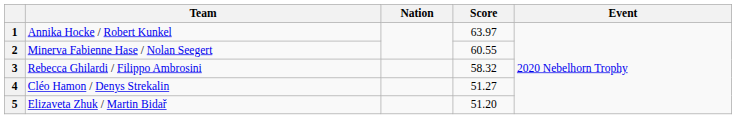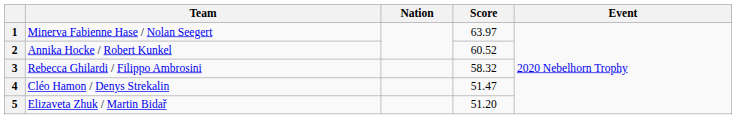(100, 31) Annika Hocke / Robert Kunkel -> (120, 31) Minerva Fabienne Hase / Nolan Seegert
(120, 50) Minerva Fabienne Hase / Nolan Seegert -> (100, 50) Annika Hocke / Robert Kunkel
(484, 50) 60.55 -> (484, 50) 60.52
(484, 86) 51.27 -> (484, 86) 51.47
